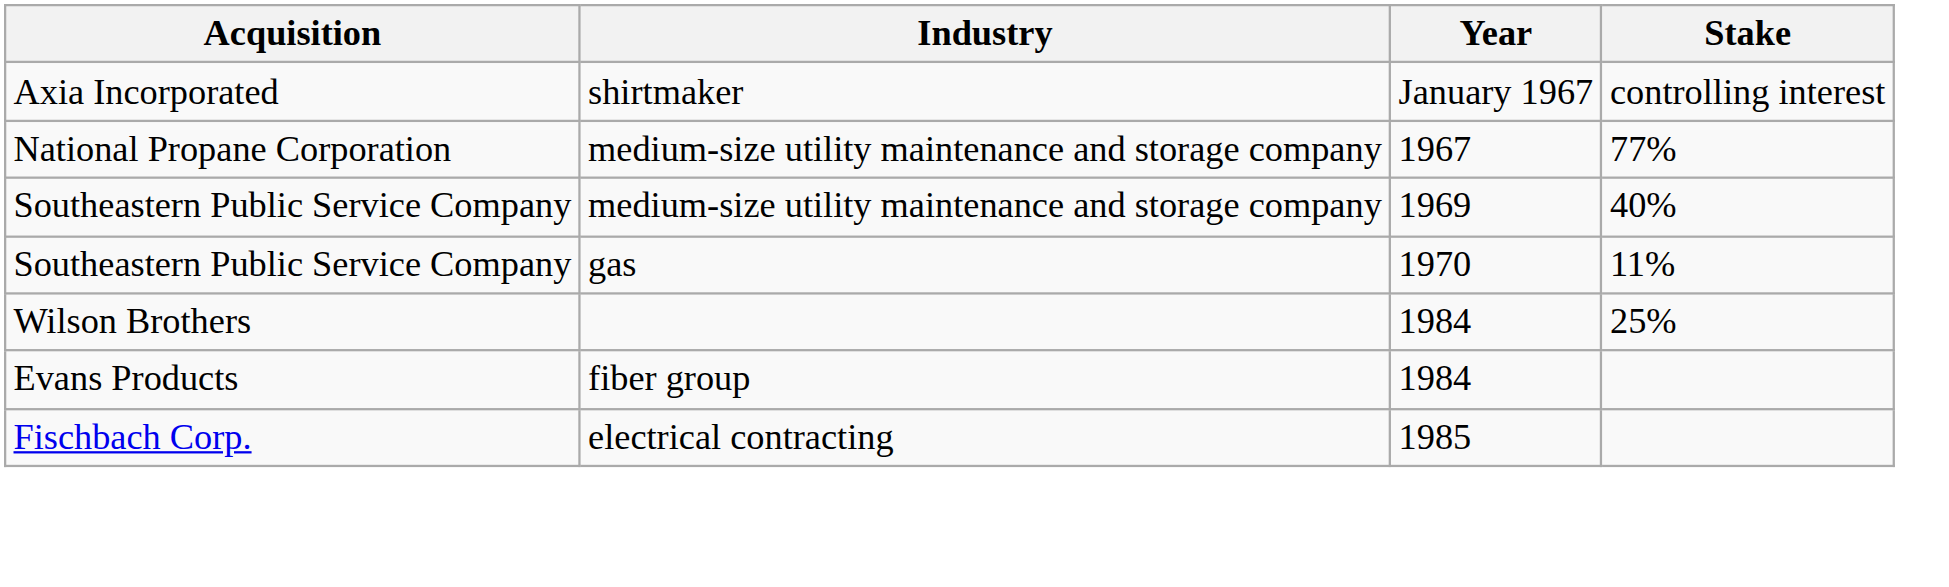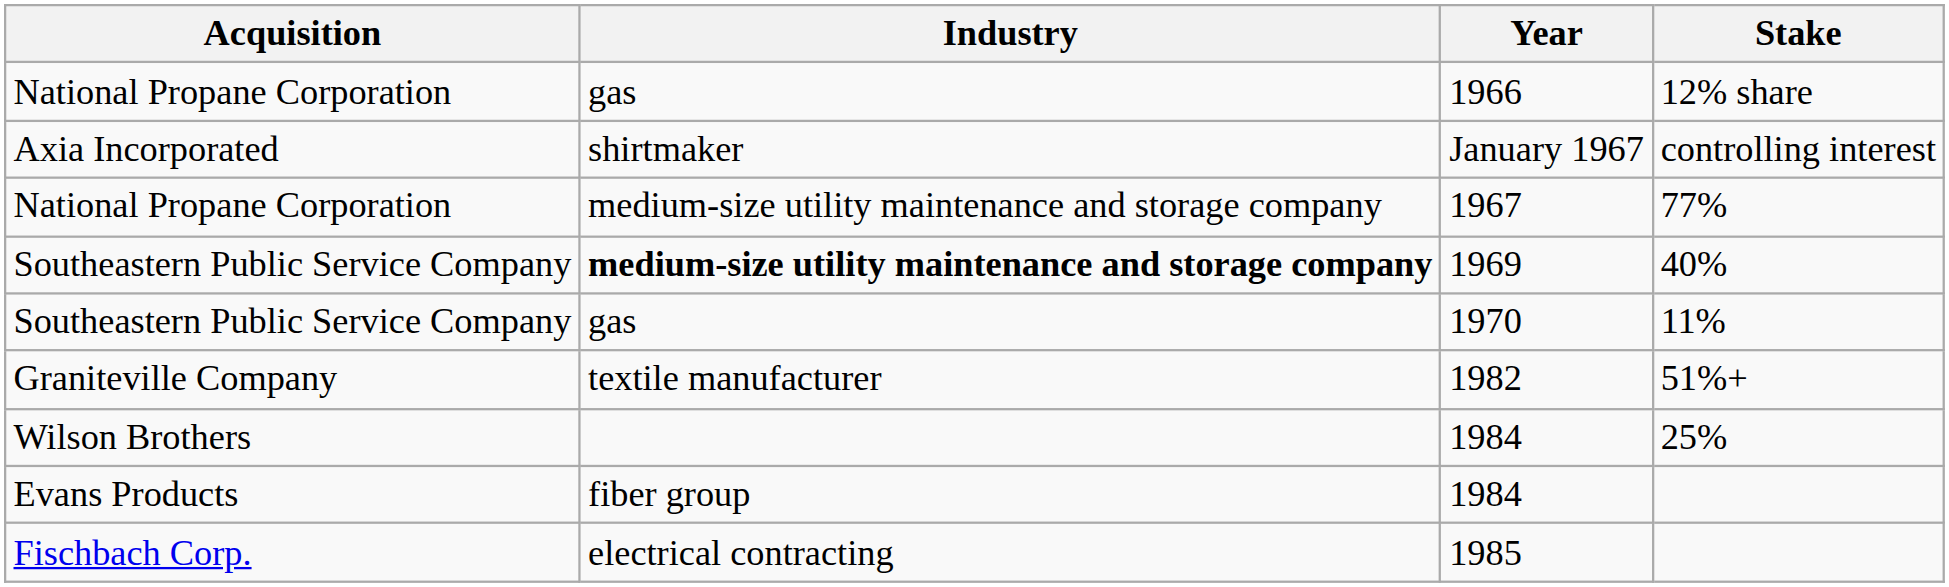+ row: (1486, 90)
(985, 206) normal -> (1010, 263) bold
+ row: (1486, 378)
